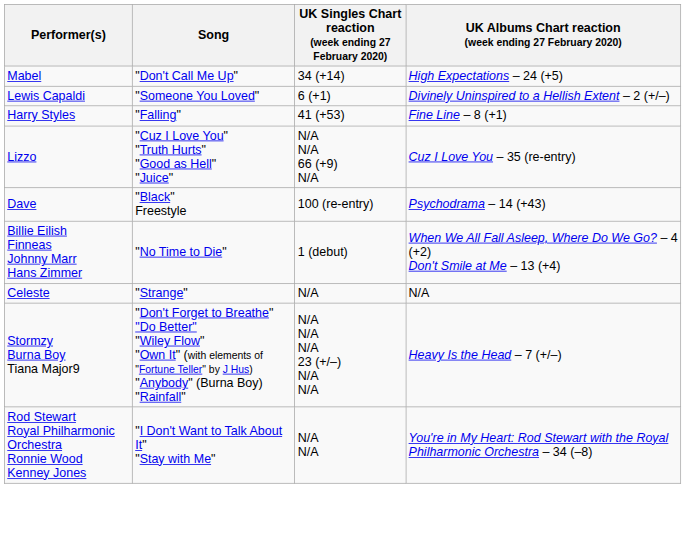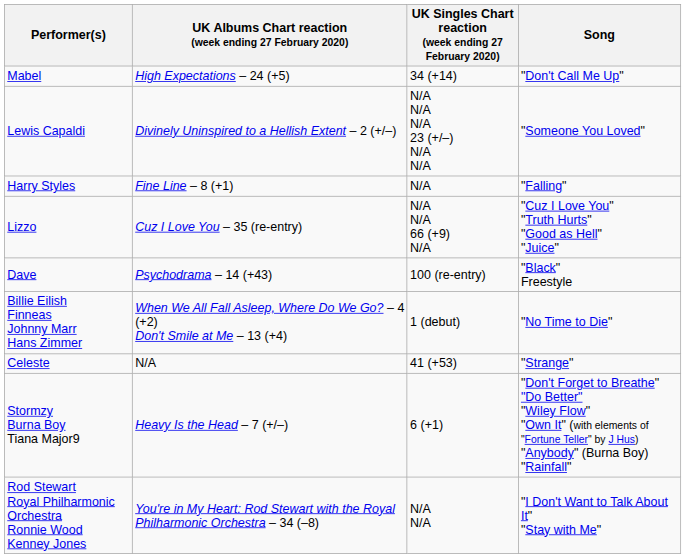columns swapped: (214, 35) <-> (543, 35)
(314, 96) 6 (+1) -> (432, 131) N/A N/A N/A 23 (+/–) N/A N/A
(321, 115) 41 (+53) -> (421, 186) N/A
(308, 293) N/A -> (434, 363) 41 (+53)
(319, 355) N/A N/A N/A 23 (+/–) N/A N/A -> (427, 425) 6 (+1)
